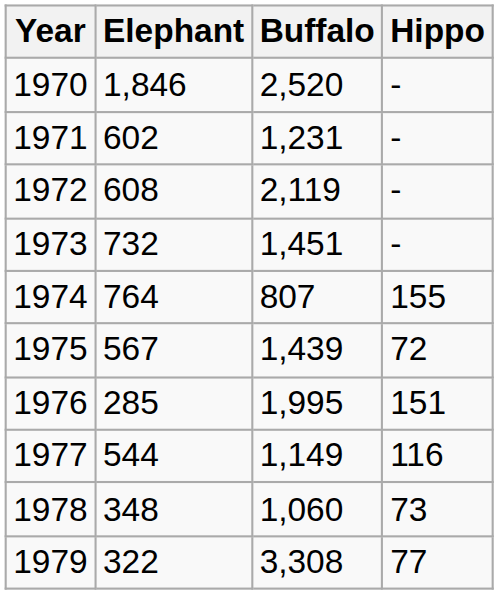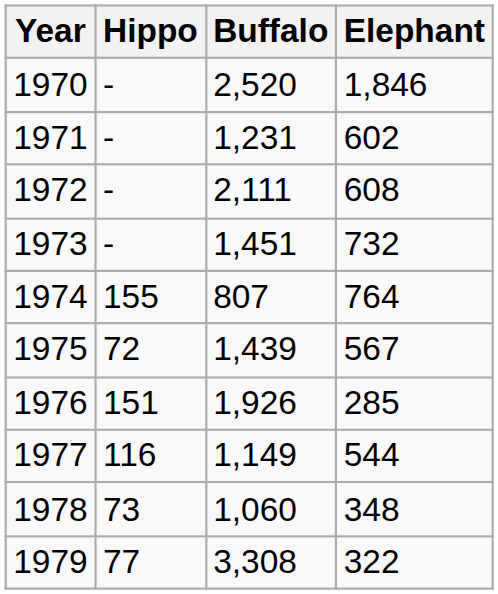columns swapped: (174, 31) <-> (438, 31)
(300, 190) 2,119 -> (253, 190) 2,111
(301, 402) 1,995 -> (255, 402) 1,926
